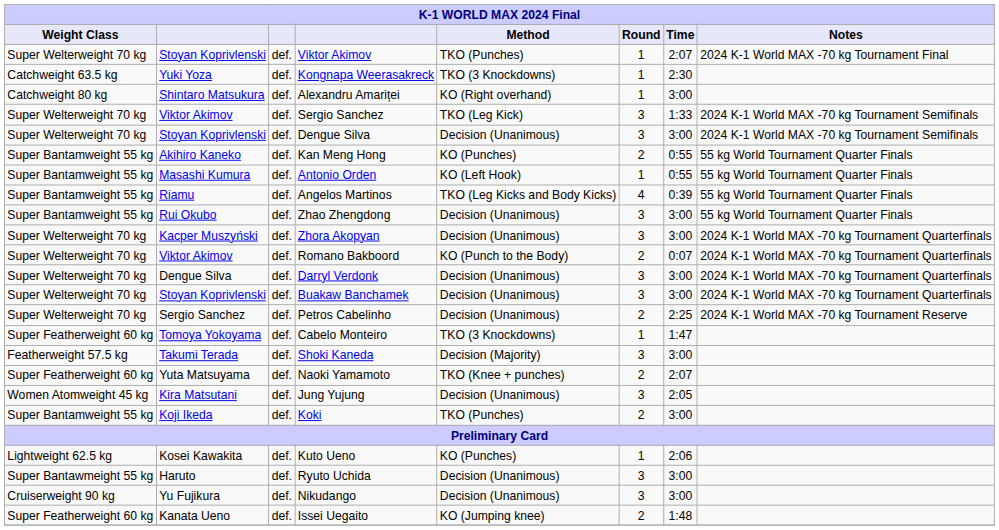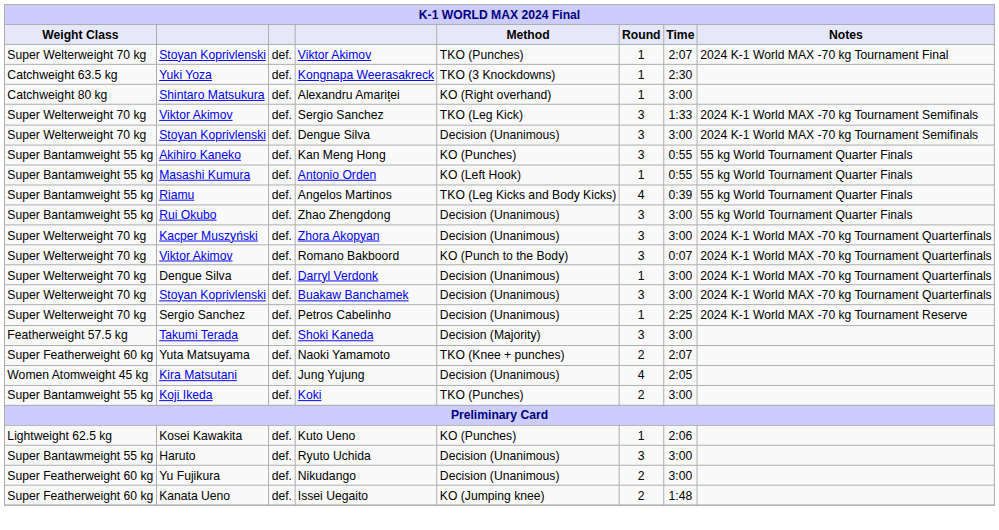(641, 155) 2 -> (641, 155) 3
(641, 255) 2 -> (641, 255) 3
(641, 275) 3 -> (641, 275) 1
(641, 315) 2 -> (641, 315) 1
- row: (342, 335)
(641, 395) 3 -> (641, 375) 4
(61, 495) Cruiserweight 90 kg -> (80, 475) Super Featherweight 60 kg
(641, 495) 3 -> (641, 475) 2
